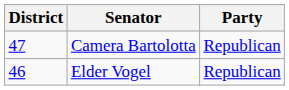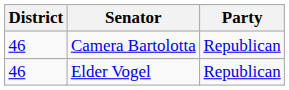(17, 44) 47 -> (17, 44) 46
